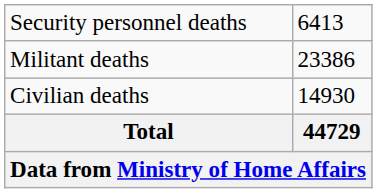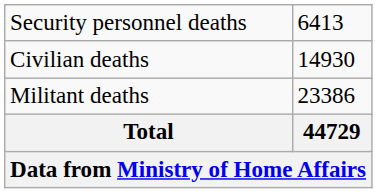rows swapped: (79, 95) <-> (79, 59)
